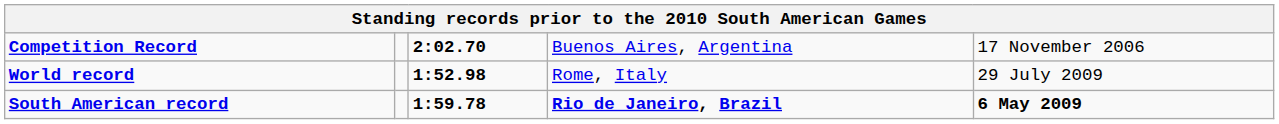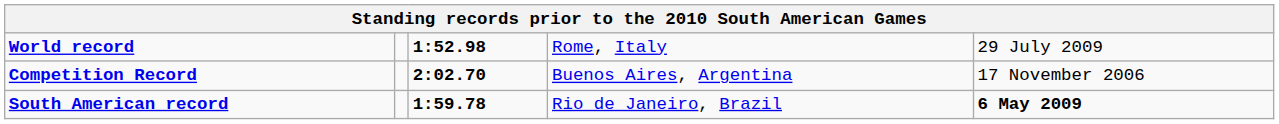rows swapped: (72, 76) <-> (103, 47)
(667, 104) bold -> (667, 104) normal
